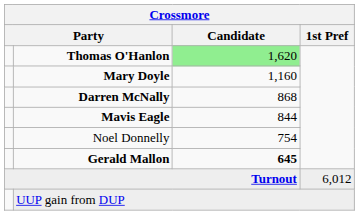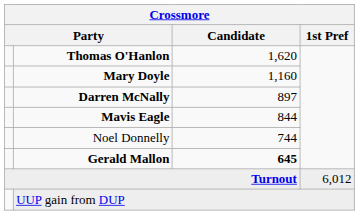(282, 55) lightgreen background -> (282, 55) no background
(287, 96) 868 -> (287, 96) 897
(287, 138) 754 -> (287, 138) 744
